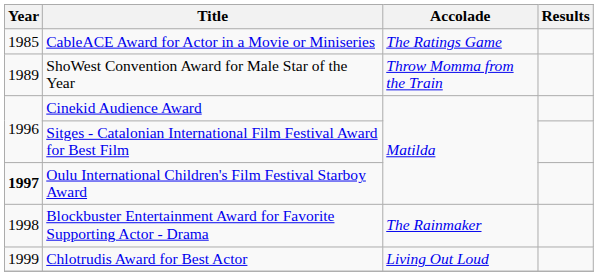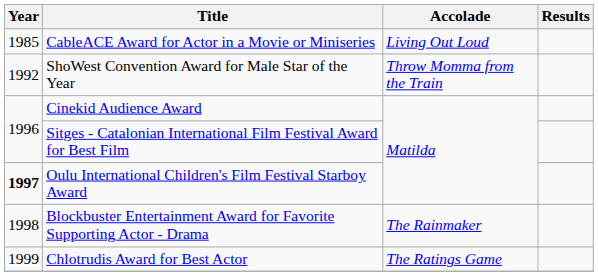(444, 41) The Ratings Game -> (438, 41) Living Out Loud
(24, 74) 1989 -> (24, 74) 1992
(438, 258) Living Out Loud -> (444, 258) The Ratings Game
